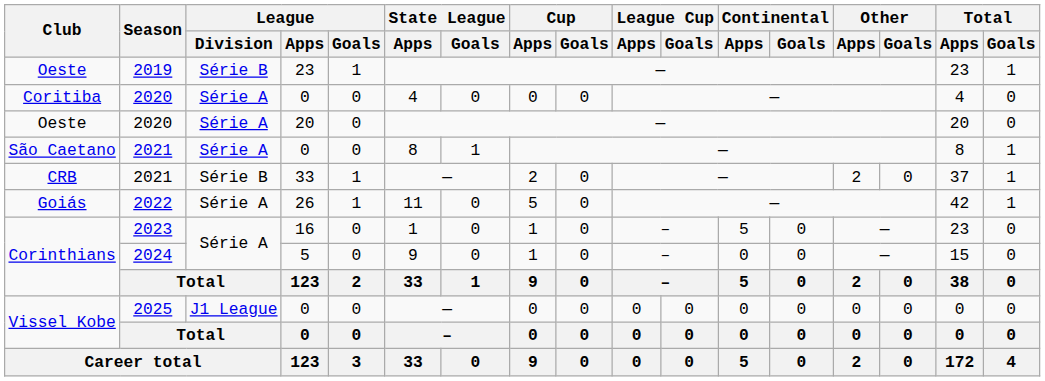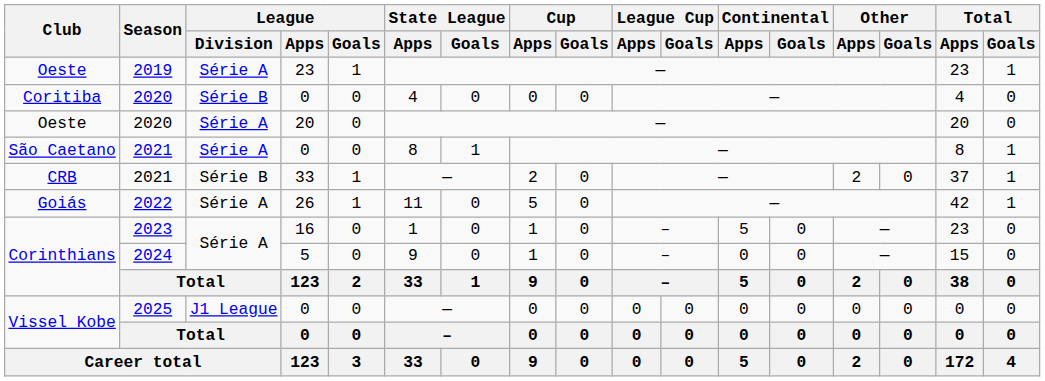(234, 71) Série B -> (234, 71) Série A
(234, 97) Série A -> (234, 97) Série B
